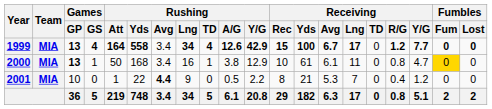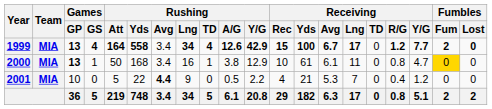(446, 46) 0 -> (446, 46) 2
(116, 79) 1 -> (116, 79) 5
(282, 79) 8 -> (282, 79) 4
